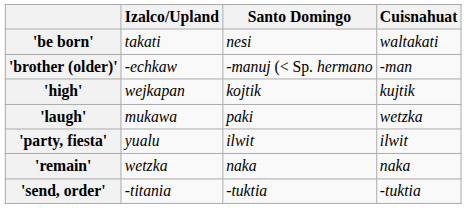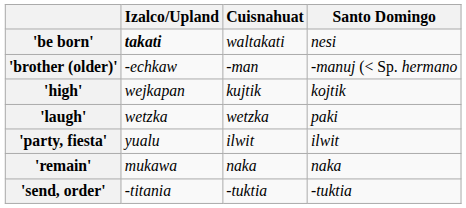columns swapped: (419, 16) <-> (299, 16)
(143, 41) normal -> (143, 41) bold
(151, 116) mukawa -> (146, 116) wetzka
(146, 166) wetzka -> (151, 166) mukawa
